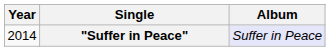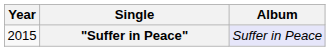(22, 35) 2014 -> (22, 35) 2015
